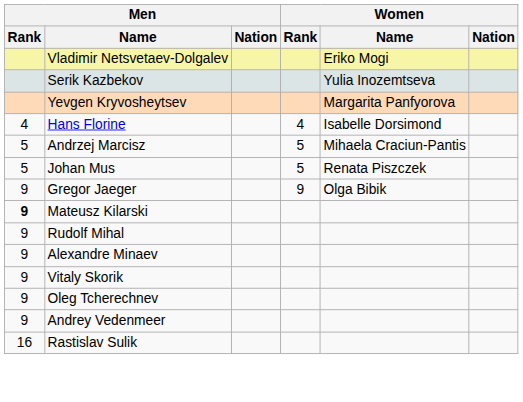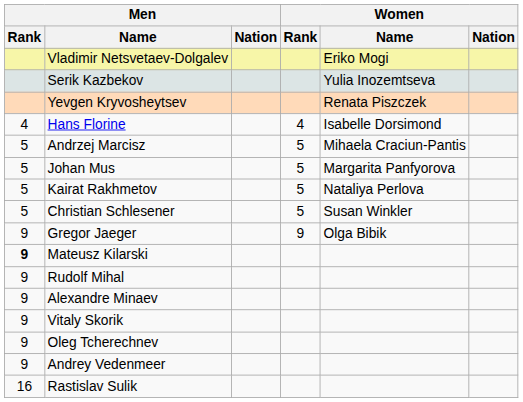(389, 102) Margarita Panfyorova -> (375, 102) Renata Piszczek
(375, 168) Renata Piszczek -> (389, 168) Margarita Panfyorova
+ row: (102, 189)
+ row: (111, 211)
